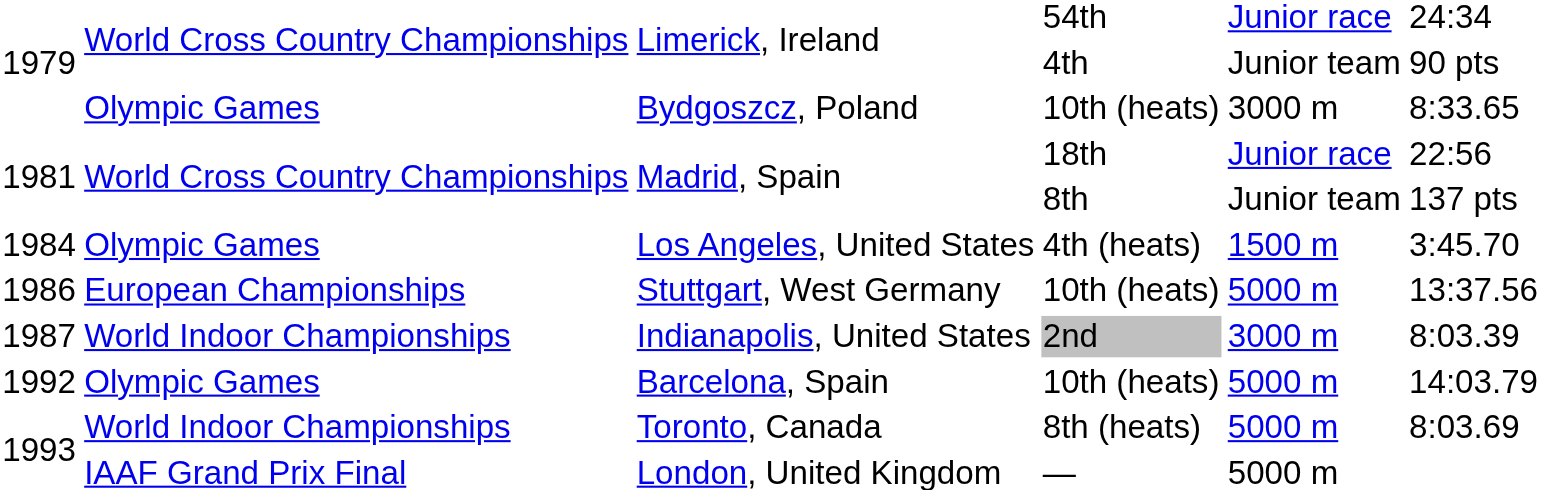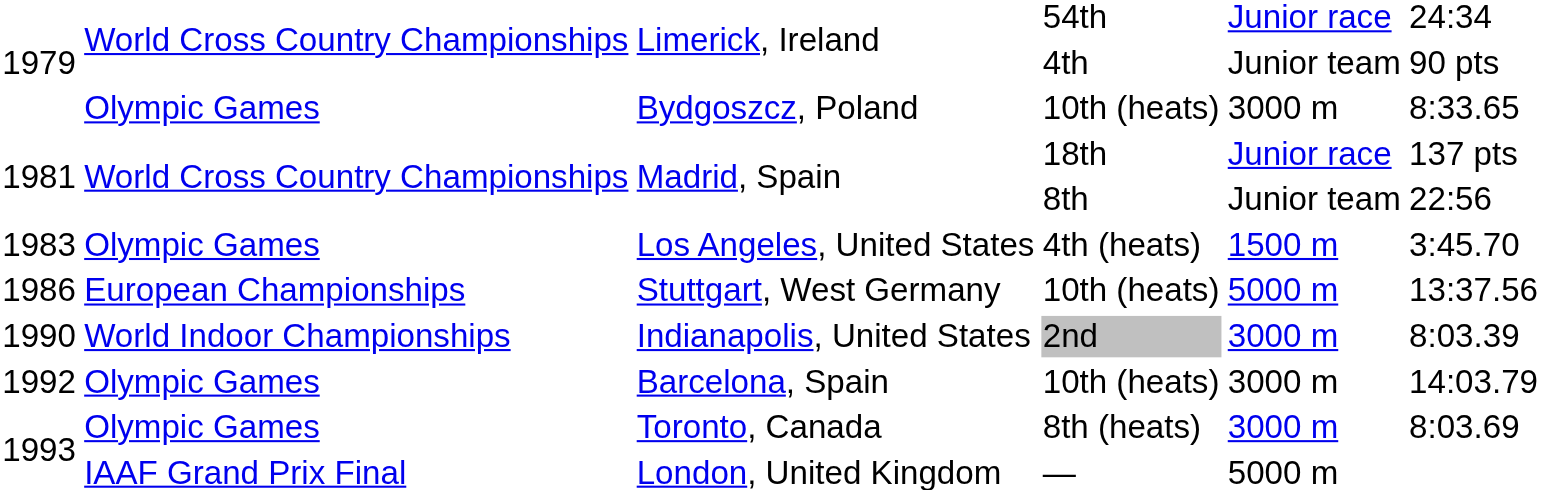(1451, 153) 22:56 -> (1463, 153) 137 pts
(1463, 199) 137 pts -> (1451, 199) 22:56
(39, 245) 1984 -> (39, 245) 1983
(39, 336) 1987 -> (39, 336) 1990
(1283, 381) 5000 m -> (1283, 381) 3000 m
(297, 427) World Indoor Championships -> (202, 427) Olympic Games
(1283, 427) 5000 m -> (1283, 427) 3000 m
